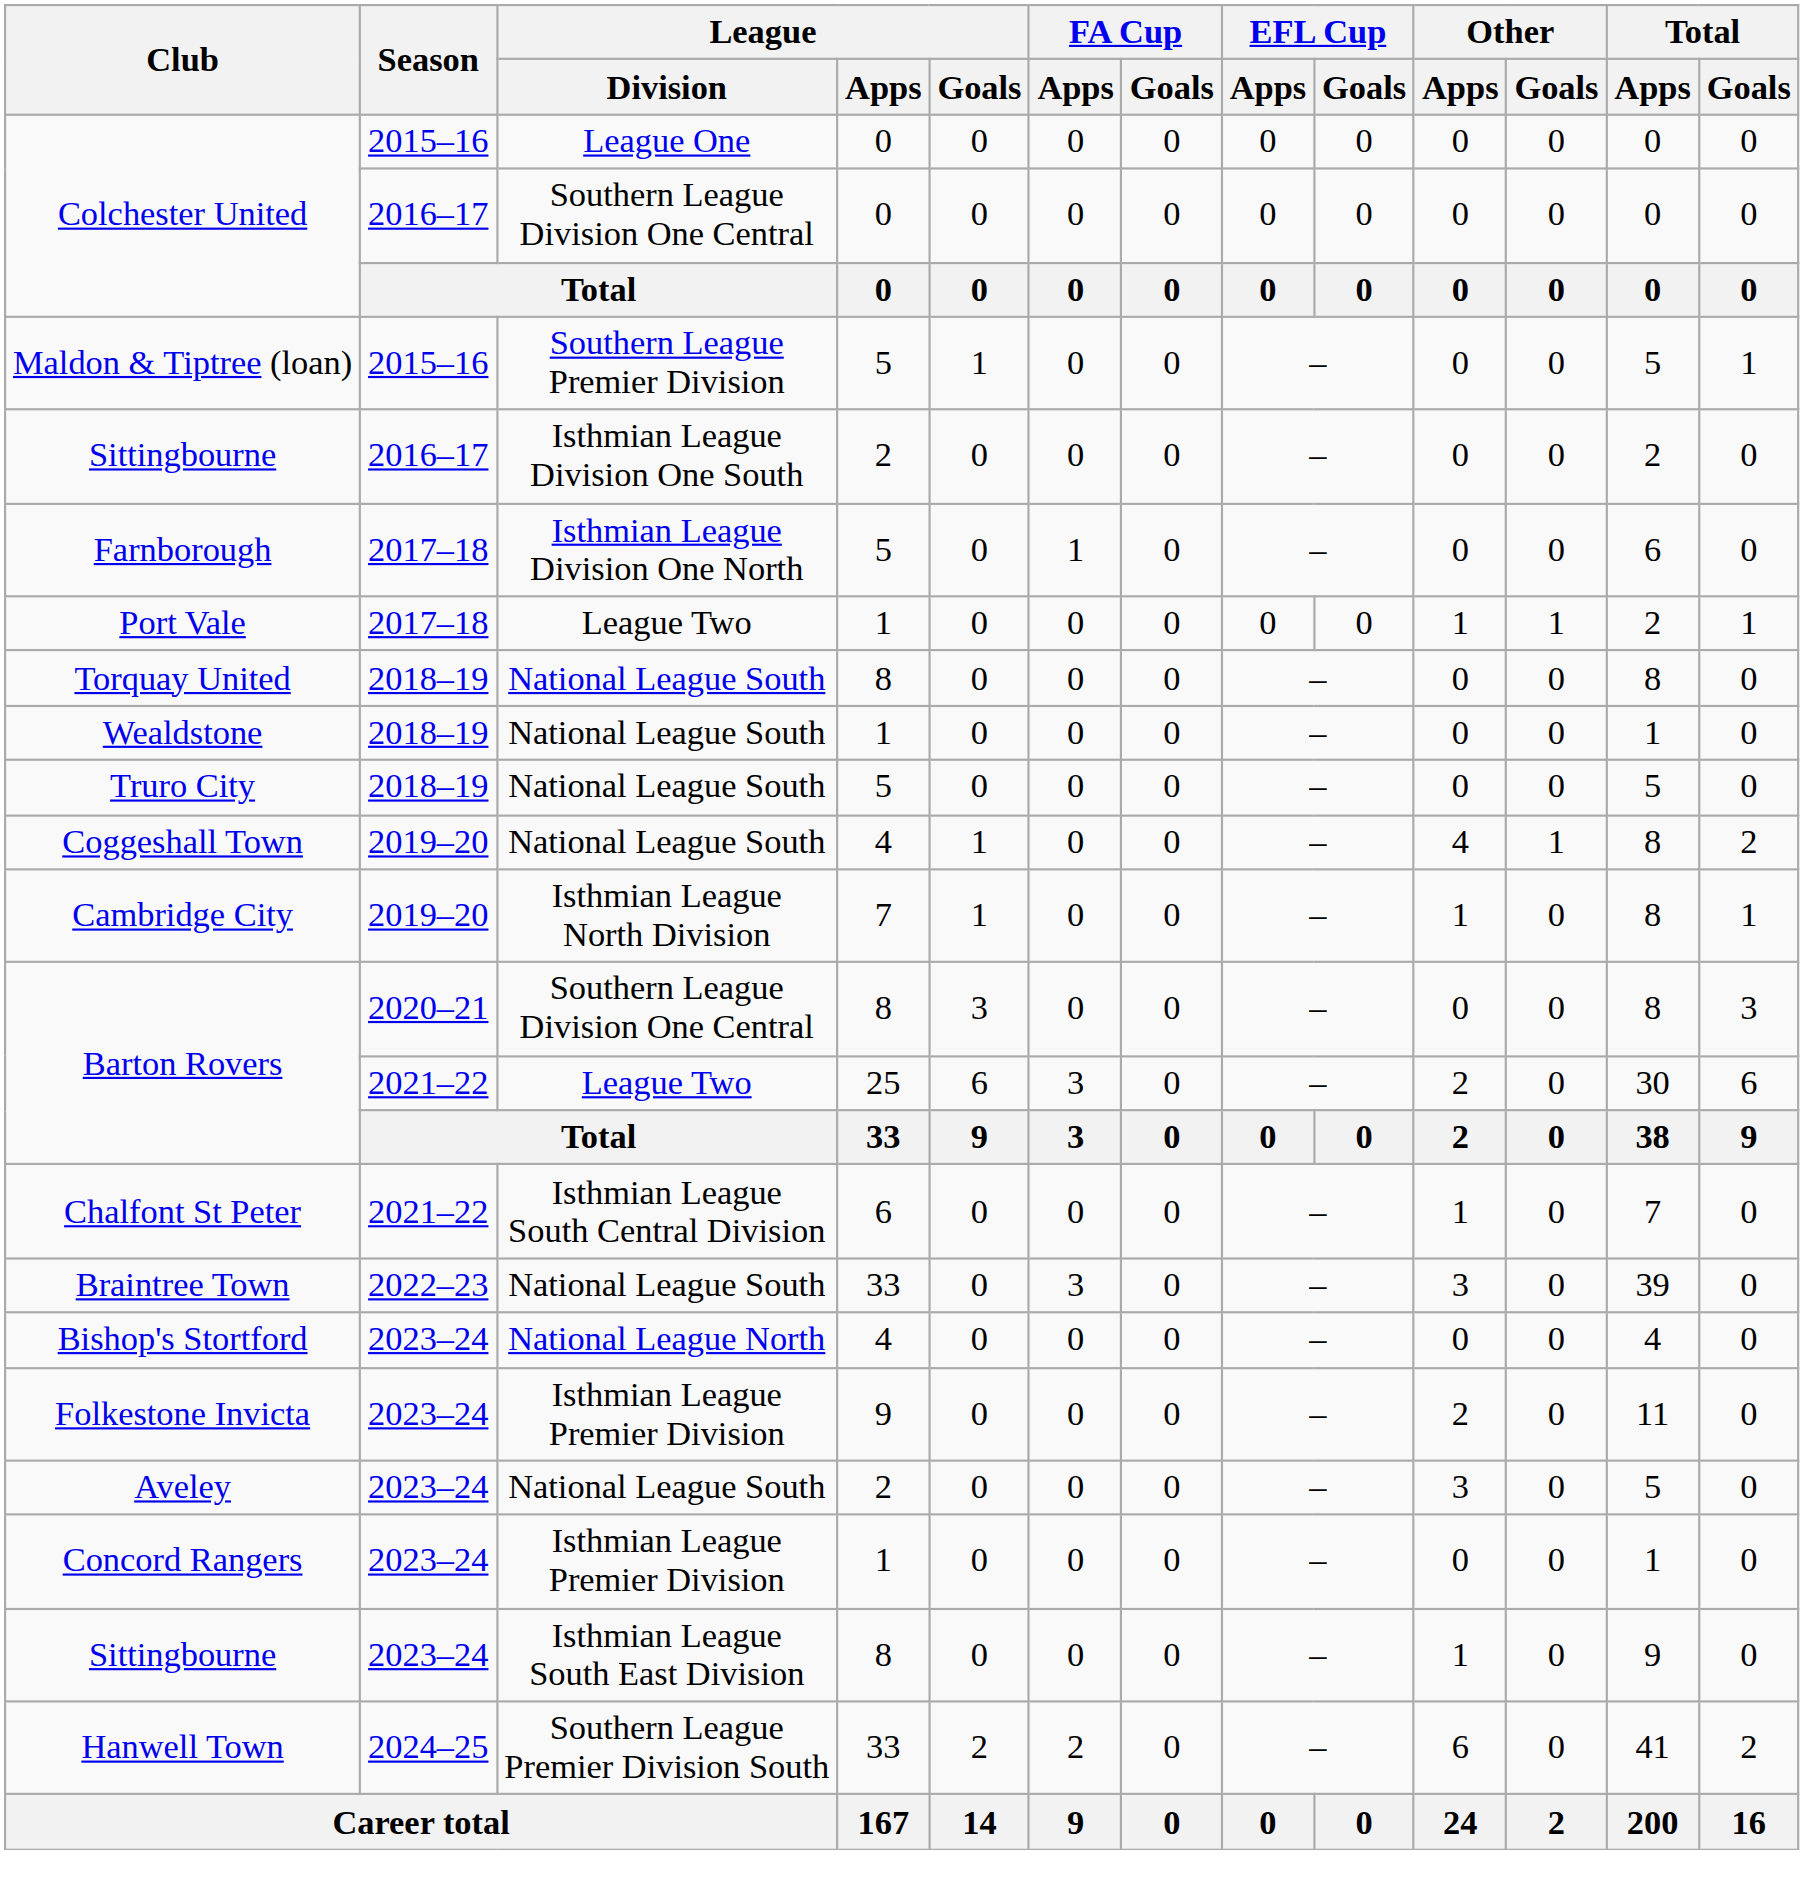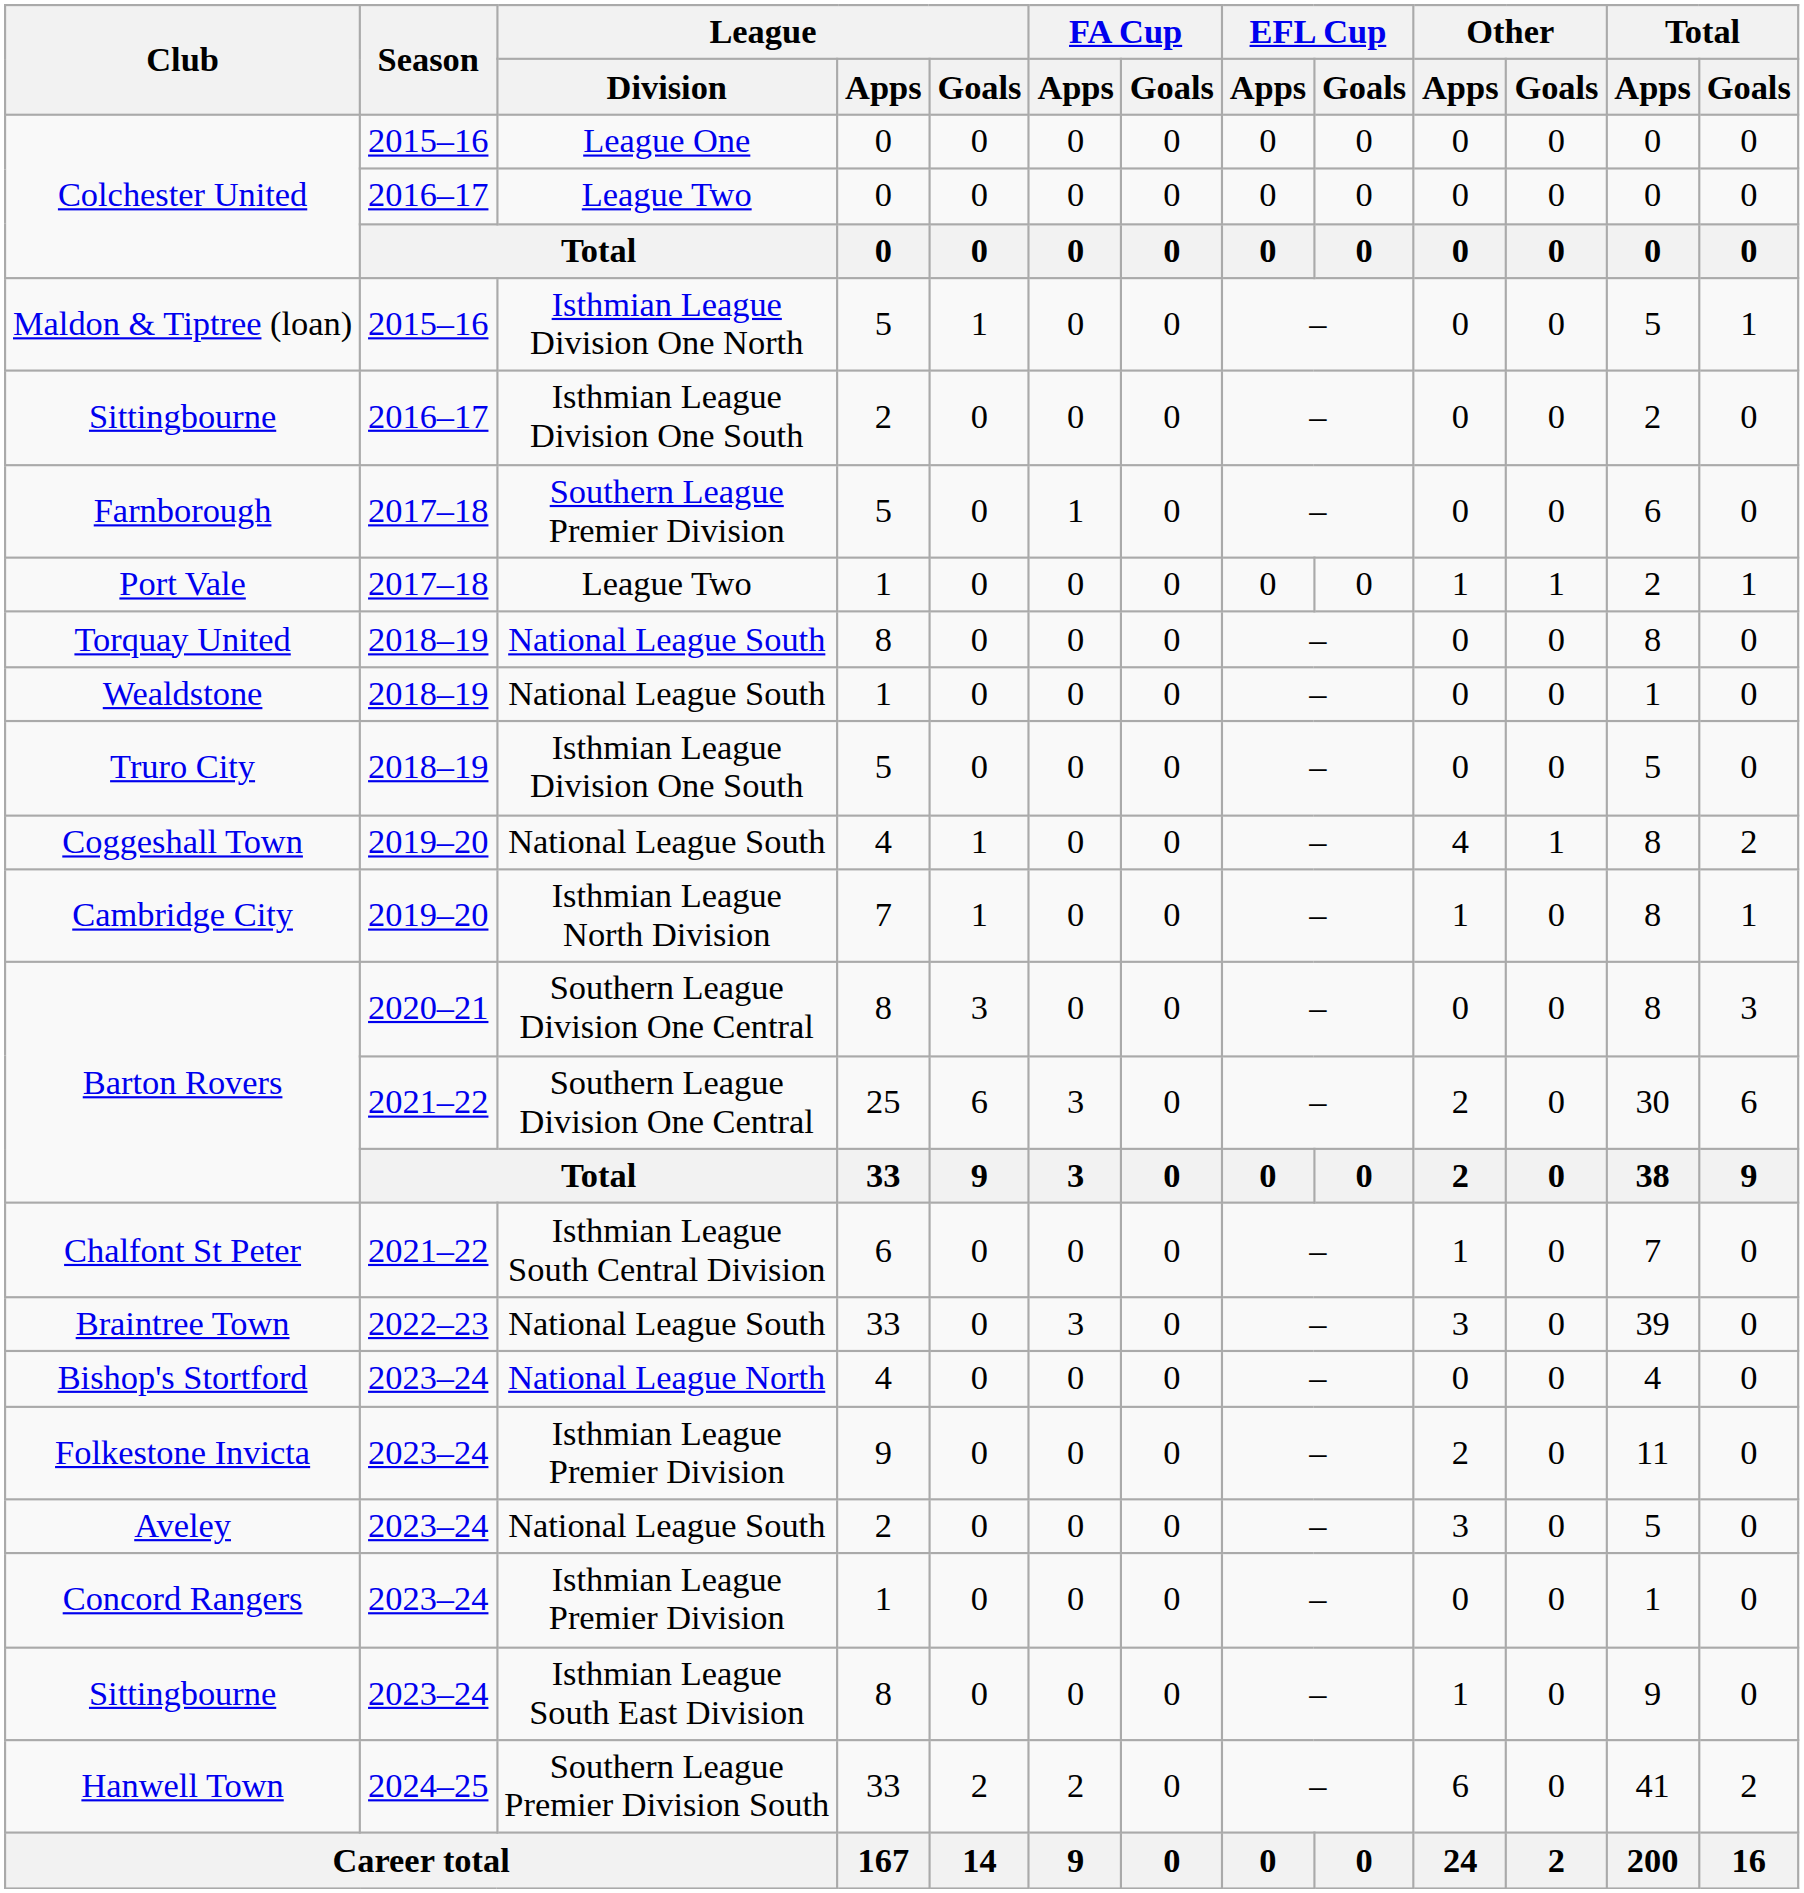(667, 214) Southern League Division One Central -> (667, 195) League Two
(667, 362) Southern League Premier Division -> (667, 323) Isthmian League Division One North
(667, 549) Isthmian League Division One North -> (667, 510) Southern League Premier Division
(667, 786) National League South -> (667, 767) Isthmian League Division One South
(667, 1082) League Two -> (667, 1101) Southern League Division One Central
